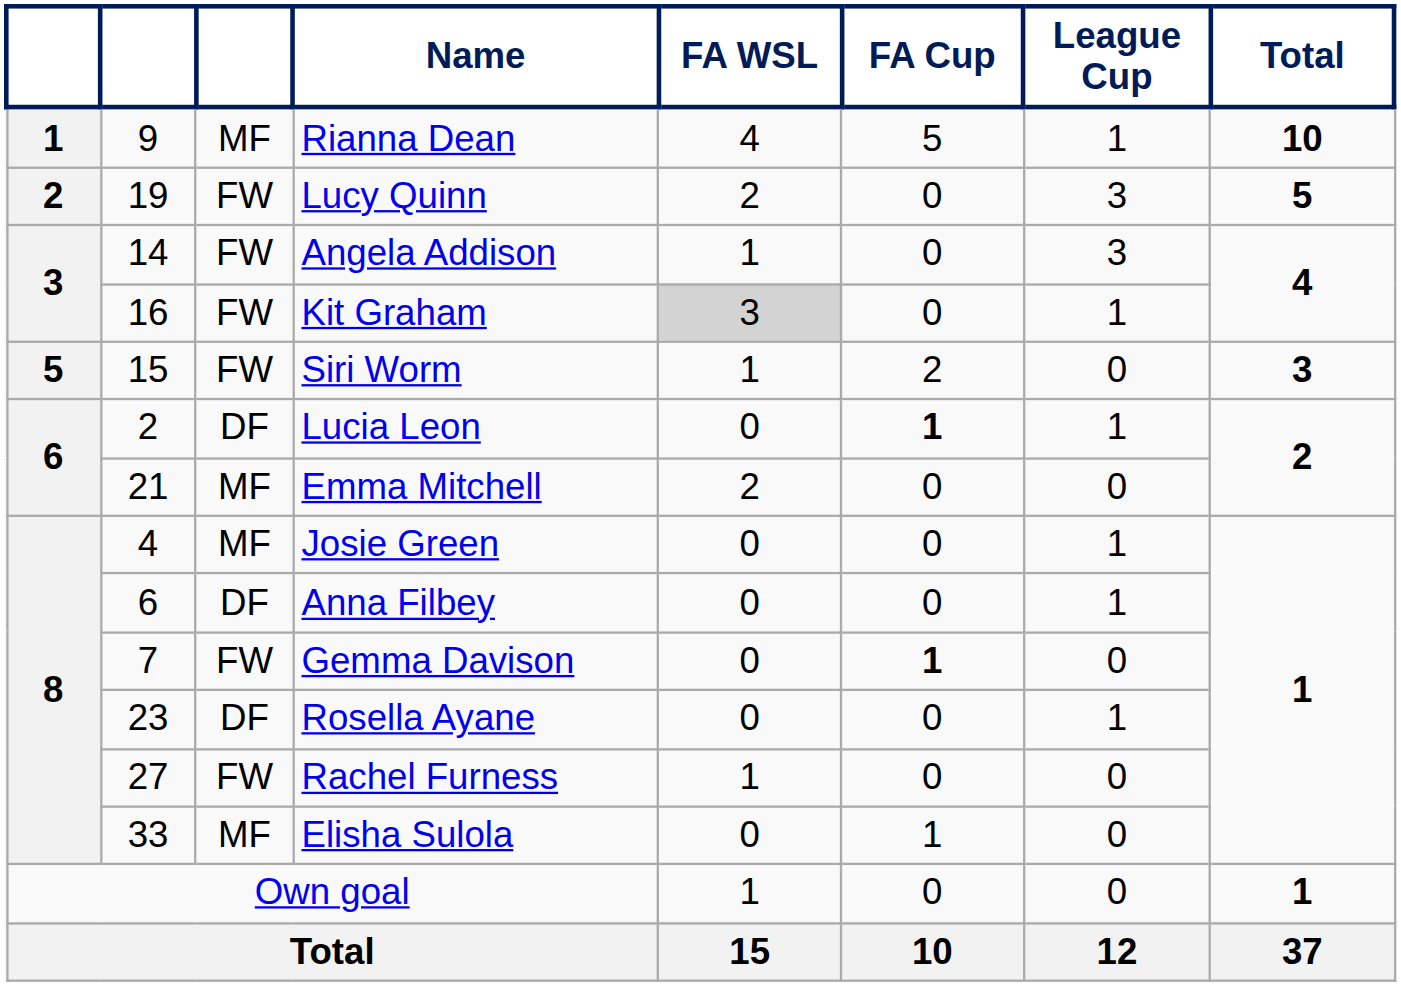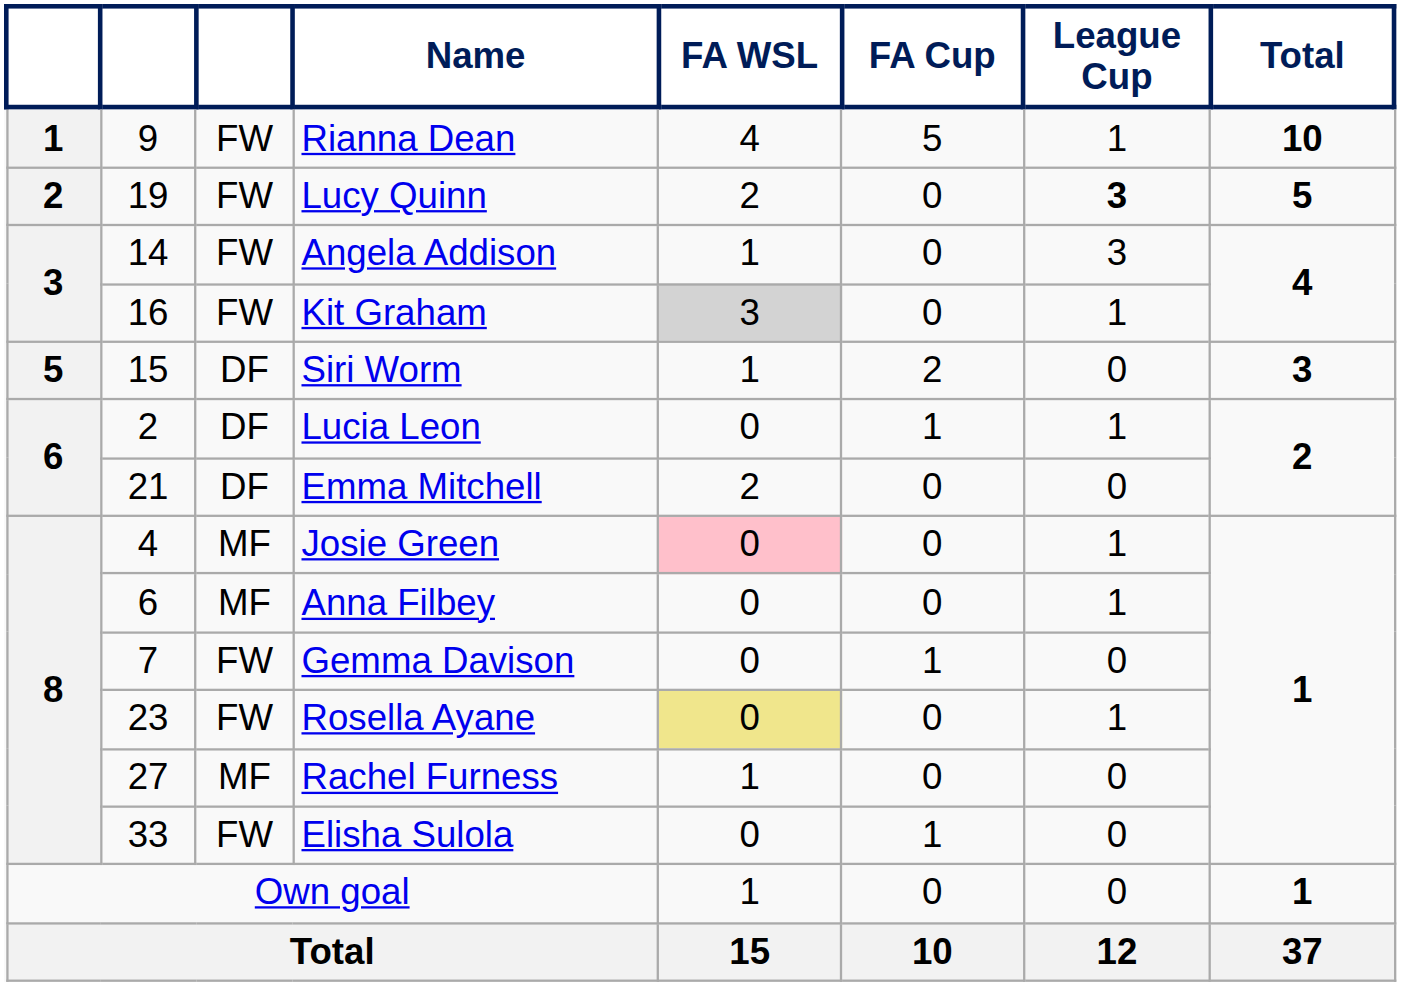(244, 137) MF -> (244, 137) FW
(1117, 195) normal -> (1117, 195) bold
(244, 369) FW -> (244, 369) DF
(932, 428) bold -> (932, 428) normal
(244, 486) MF -> (244, 486) DF
(750, 544) no background -> (750, 544) pink background
(244, 602) DF -> (244, 602) MF
(932, 660) bold -> (932, 660) normal
(244, 718) DF -> (244, 718) FW
(750, 718) no background -> (750, 718) khaki background
(244, 776) FW -> (244, 776) MF
(244, 834) MF -> (244, 834) FW
